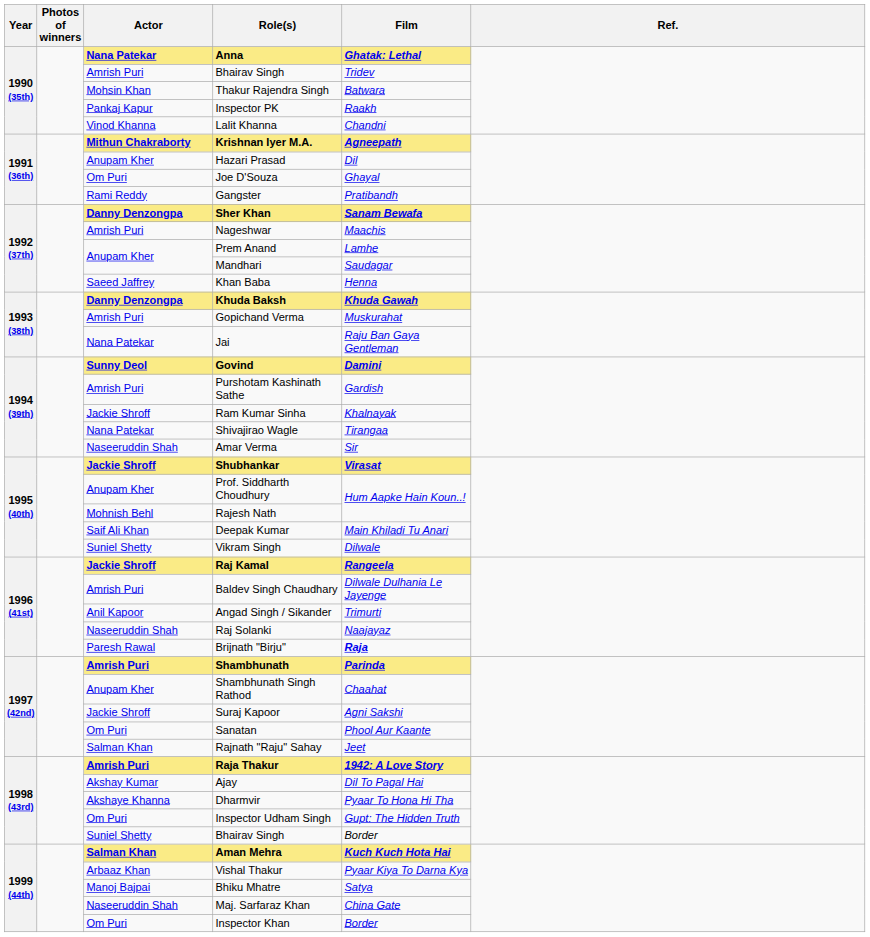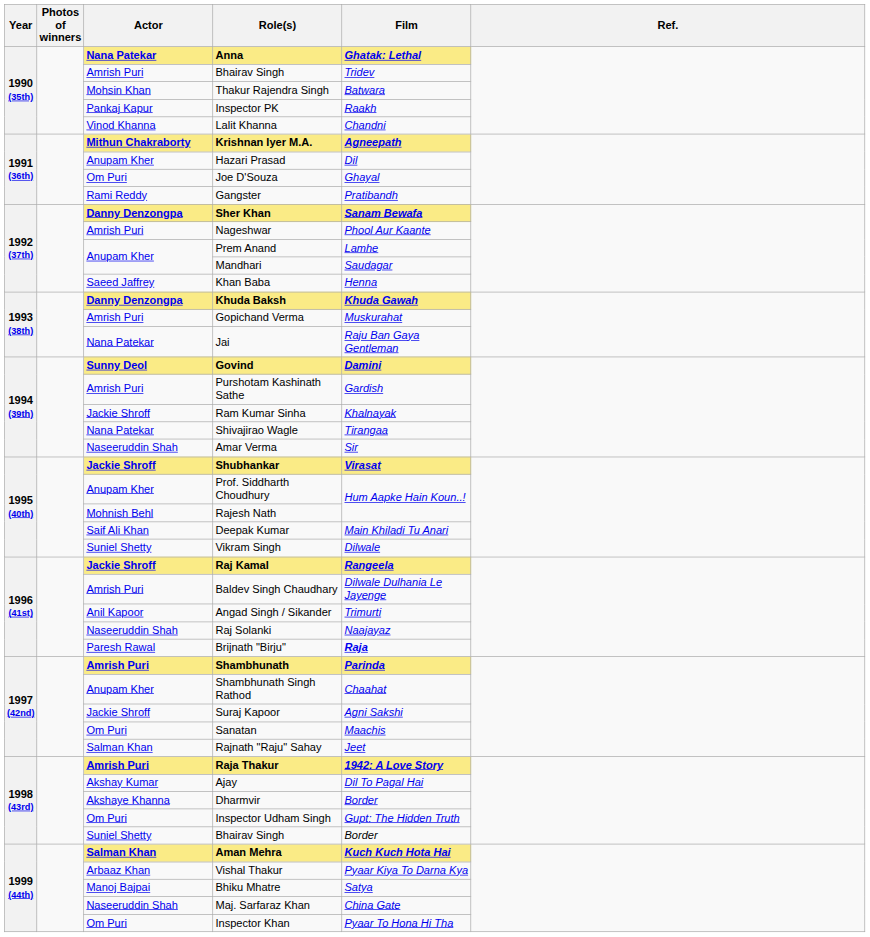(365, 230) Maachis -> (388, 230) Phool Aur Kaante
(388, 730) Phool Aur Kaante -> (365, 730) Maachis
(399, 800) Pyaar To Hona Hi Tha -> (361, 800) Border
(361, 923) Border -> (399, 923) Pyaar To Hona Hi Tha
